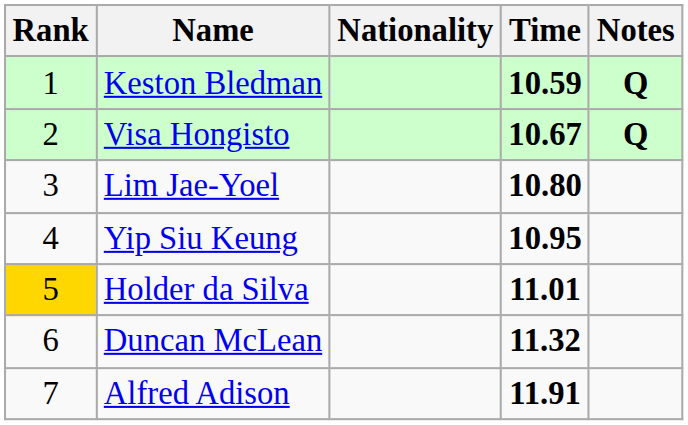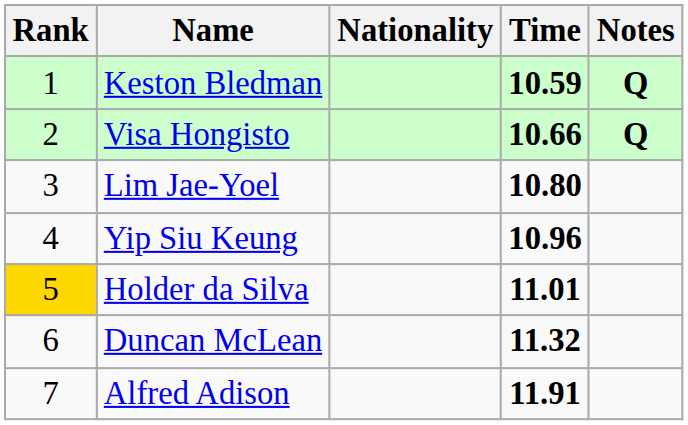(545, 133) 10.67 -> (545, 133) 10.66
(545, 237) 10.95 -> (545, 237) 10.96
